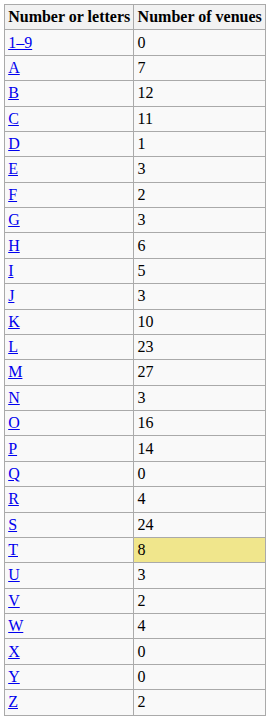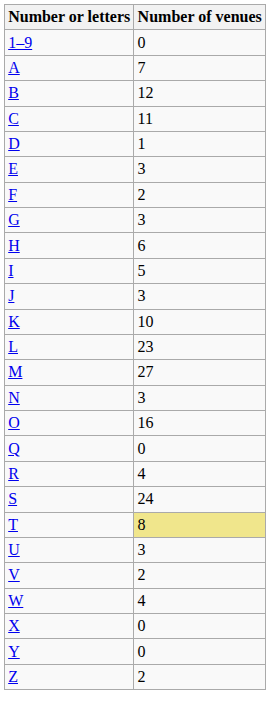- row: (13, 448)
